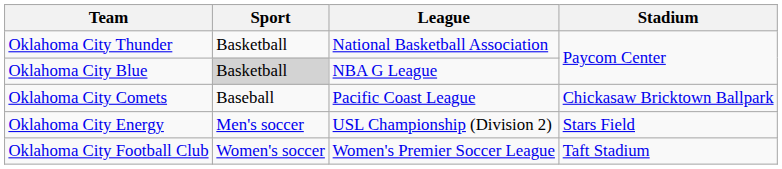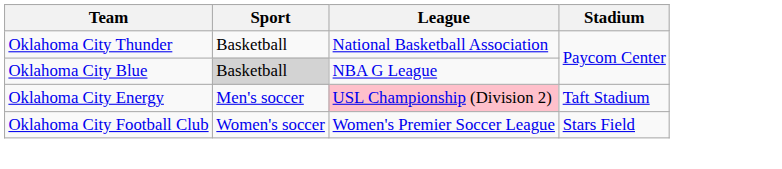- row: (88, 97)
(442, 124) no background -> (442, 97) pink background
(599, 124) Stars Field -> (606, 97) Taft Stadium
(606, 151) Taft Stadium -> (599, 124) Stars Field
